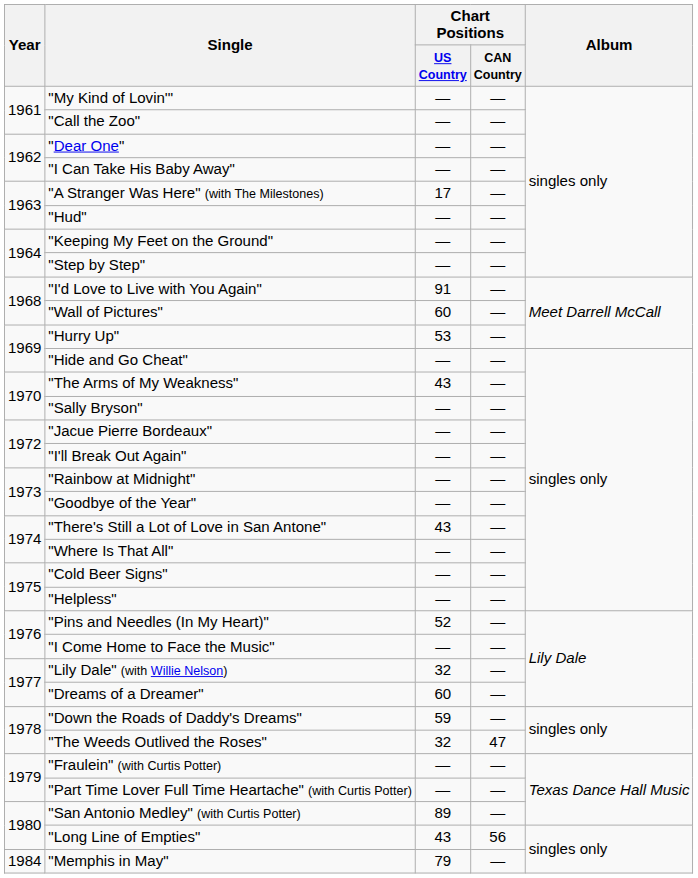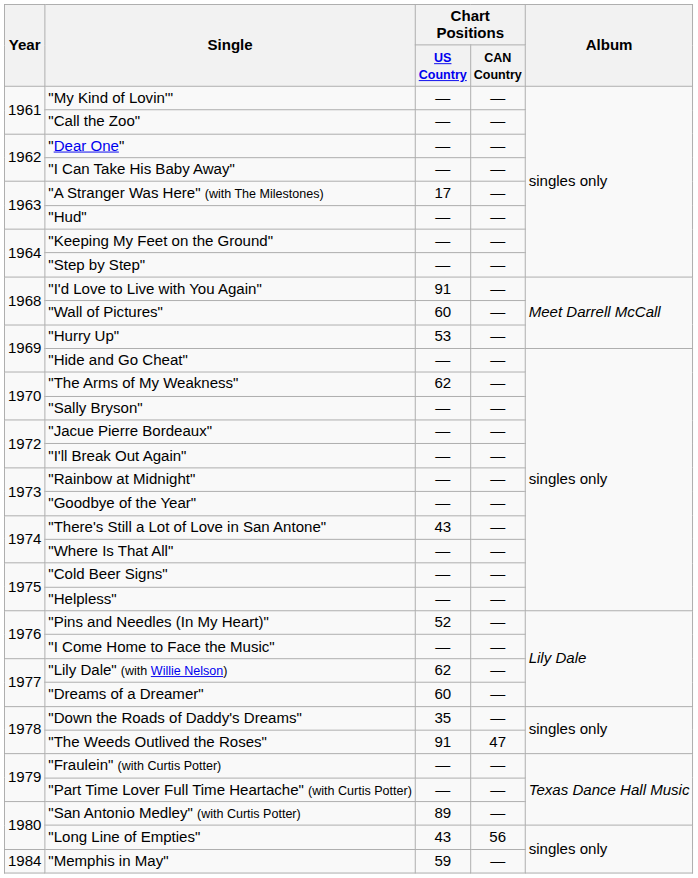(443, 384) 43 -> (443, 384) 62
(443, 670) 32 -> (443, 670) 62
(443, 718) 59 -> (443, 718) 35
(443, 741) 32 -> (443, 741) 91
(443, 861) 79 -> (443, 861) 59
